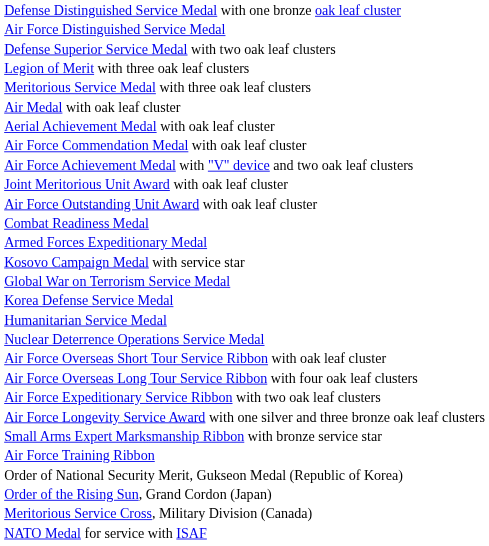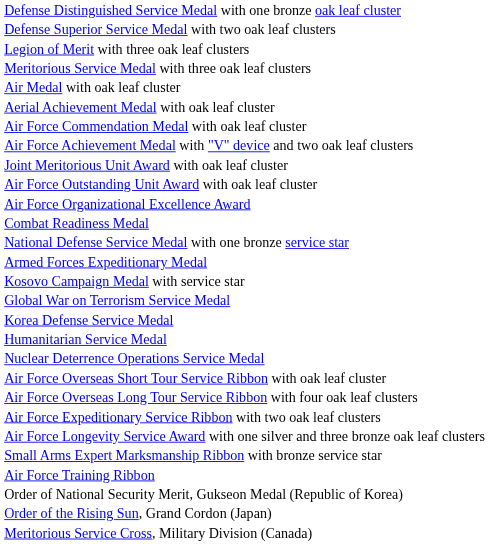- row: (115, 29)
+ row: (127, 204)
+ row: (177, 242)
- row: (106, 533)
